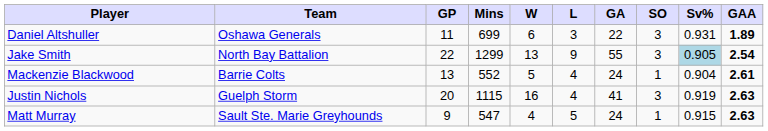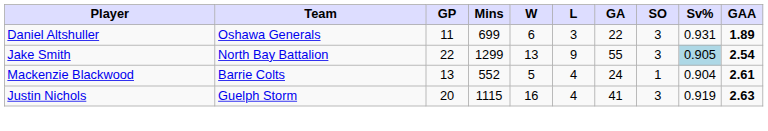- row: (41, 116)
